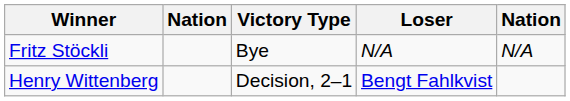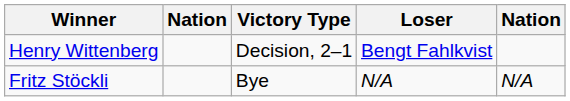rows swapped: (84, 80) <-> (59, 50)
